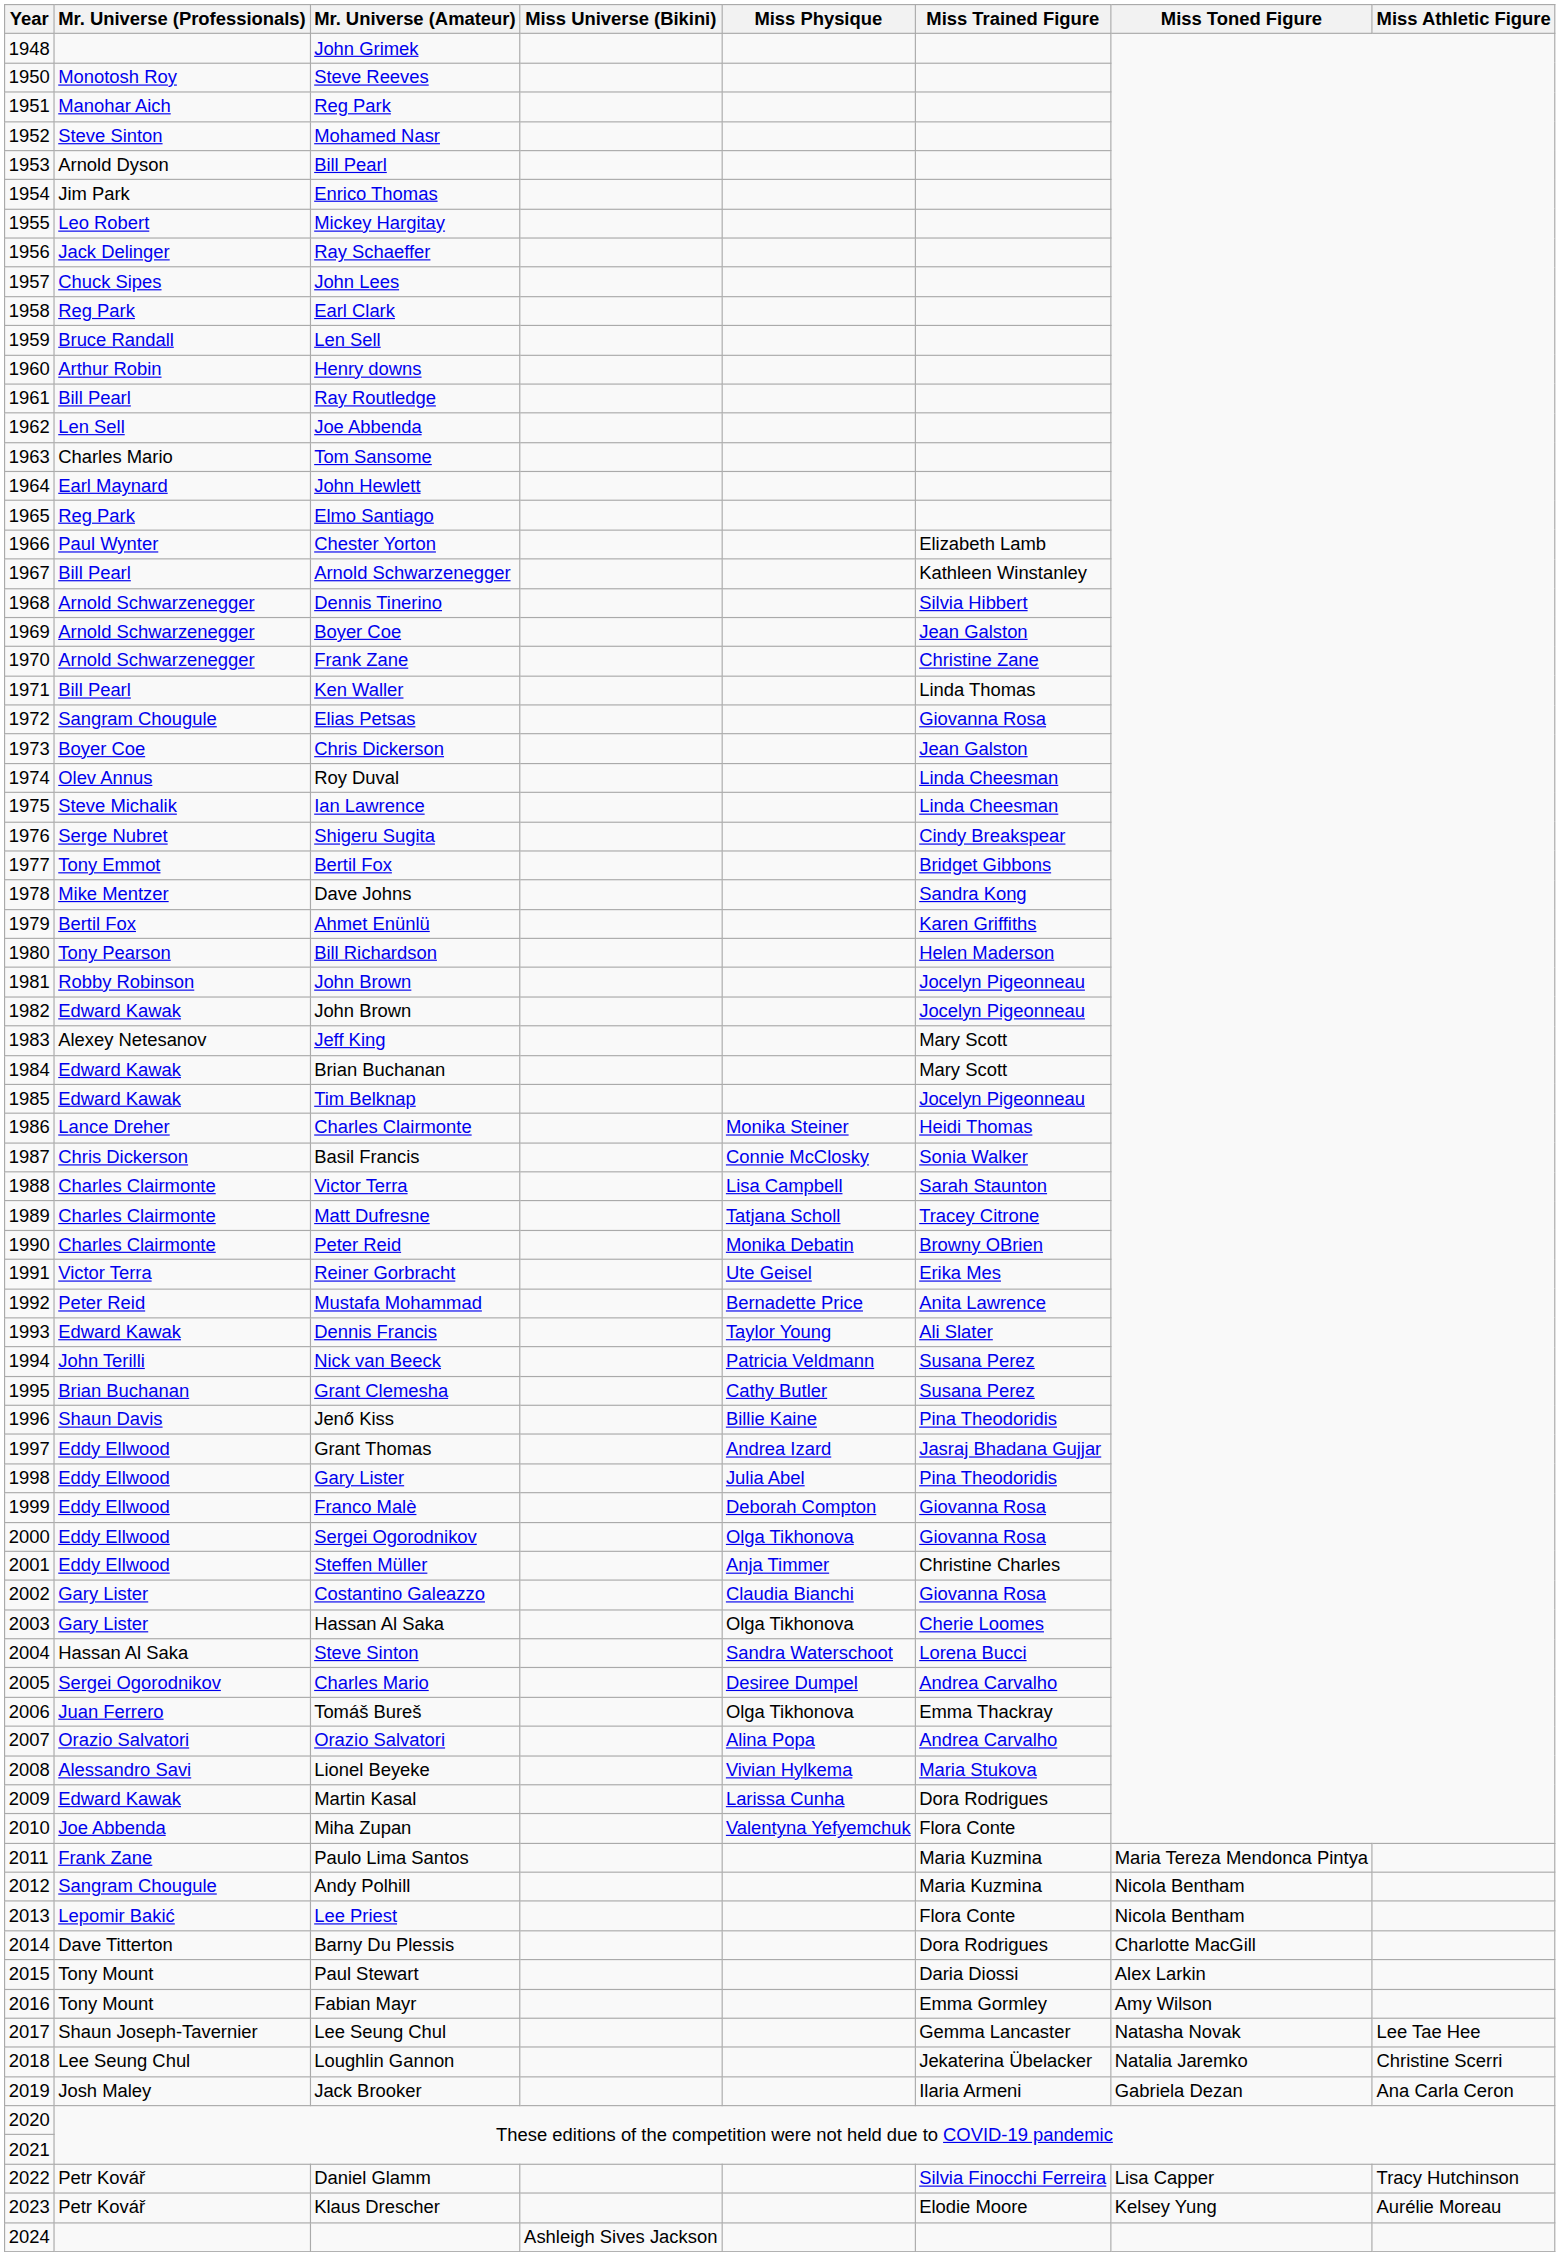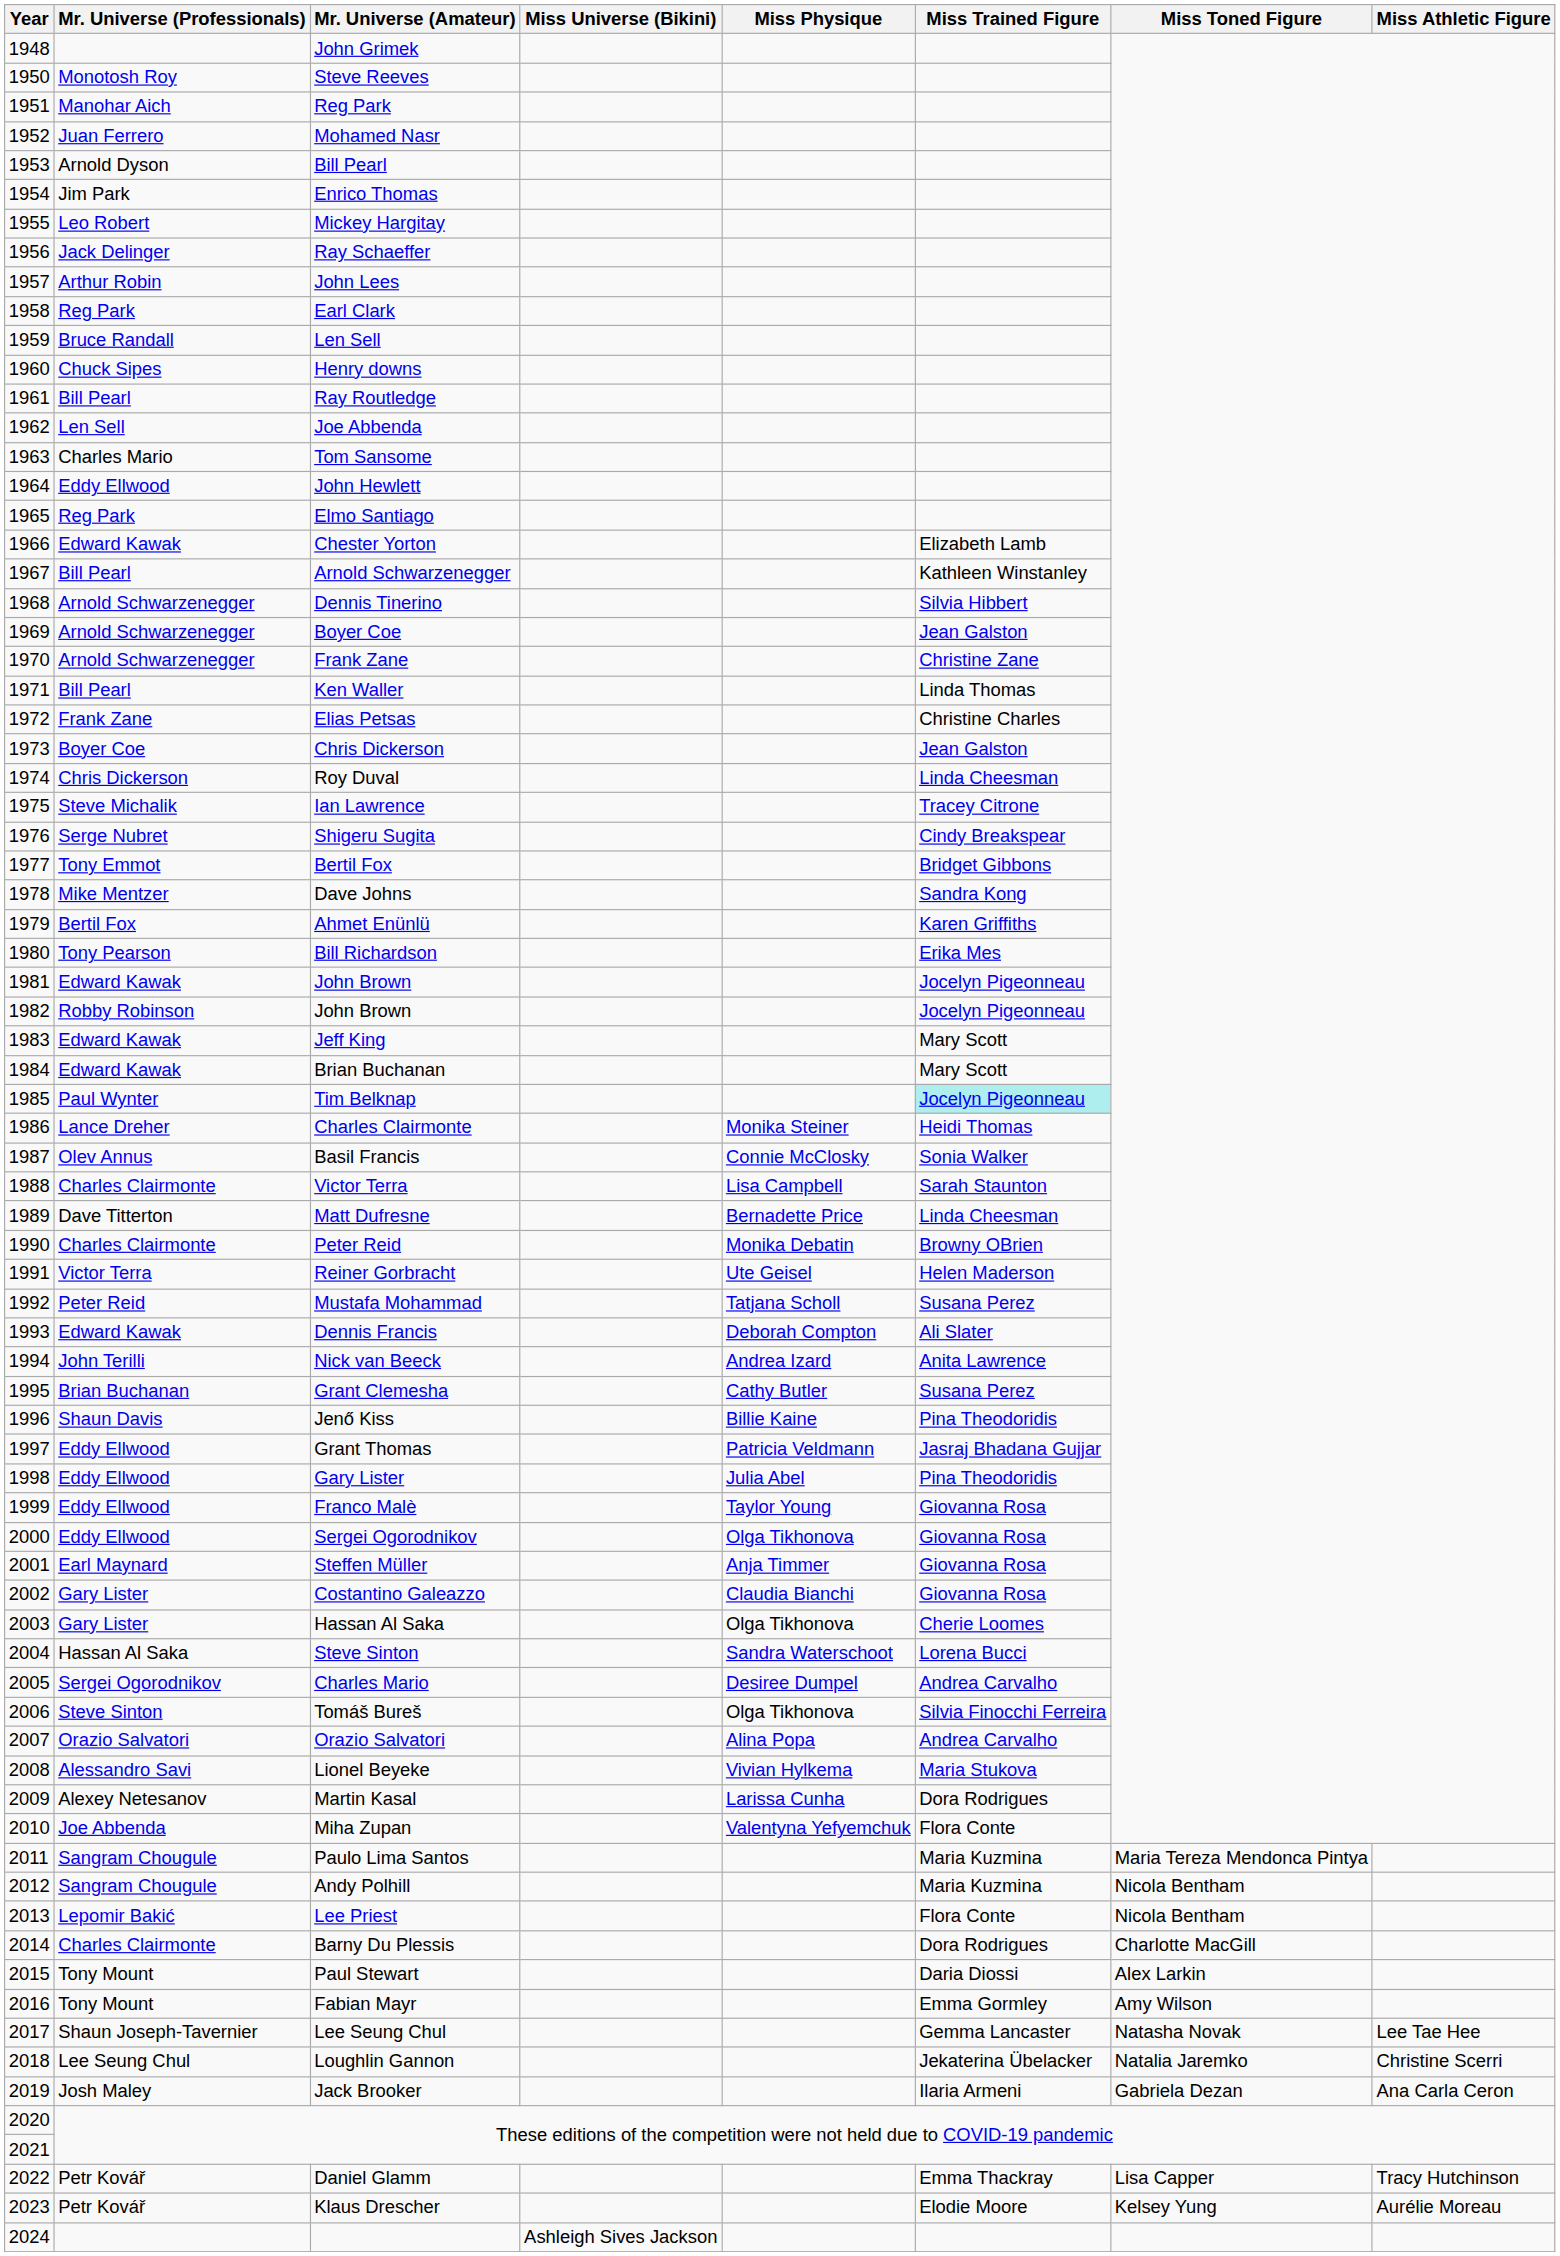(110, 135) Steve Sinton -> (111, 135) Juan Ferrero
(110, 281) Chuck Sipes -> (110, 281) Arthur Robin
(110, 369) Arthur Robin -> (110, 369) Chuck Sipes
(113, 485) Earl Maynard -> (114, 485) Eddy Ellwood
(108, 544) Paul Wynter -> (120, 544) Edward Kawak
(138, 719) Sangram Chougule -> (105, 719) Frank Zane
(983, 719) Giovanna Rosa -> (990, 719) Christine Charles
(105, 777) Olev Annus -> (123, 777) Chris Dickerson
(989, 806) Linda Cheesman -> (979, 806) Tracey Citrone
(987, 952) Helen Maderson -> (960, 952) Erika Mes
(126, 982) Robby Robinson -> (120, 982) Edward Kawak
(120, 1011) Edward Kawak -> (126, 1011) Robby Robinson
(132, 1040) Alexey Netesanov -> (120, 1040) Edward Kawak
(120, 1098) Edward Kawak -> (108, 1098) Paul Wynter
(1002, 1098) no background -> (1002, 1098) paleturquoise background
(123, 1157) Chris Dickerson -> (105, 1157) Olev Annus
(137, 1215) Charles Clairmonte -> (116, 1215) Dave Titterton
(783, 1215) Tatjana Scholl -> (794, 1215) Bernadette Price
(979, 1215) Tracey Citrone -> (989, 1215) Linda Cheesman
(960, 1273) Erika Mes -> (987, 1273) Helen Maderson
(794, 1303) Bernadette Price -> (783, 1303) Tatjana Scholl
(983, 1303) Anita Lawrence -> (977, 1303) Susana Perez
(779, 1332) Taylor Young -> (801, 1332) Deborah Compton
(800, 1361) Patricia Veldmann -> (779, 1361) Andrea Izard
(977, 1361) Susana Perez -> (983, 1361) Anita Lawrence
(779, 1448) Andrea Izard -> (800, 1448) Patricia Veldmann
(801, 1507) Deborah Compton -> (779, 1507) Taylor Young
(114, 1565) Eddy Ellwood -> (113, 1565) Earl Maynard
(990, 1565) Christine Charles -> (983, 1565) Giovanna Rosa
(111, 1711) Juan Ferrero -> (110, 1711) Steve Sinton
(986, 1711) Emma Thackray -> (1013, 1711) Silvia Finocchi Ferreira
(120, 1799) Edward Kawak -> (132, 1799) Alexey Netesanov
(105, 1857) Frank Zane -> (138, 1857) Sangram Chougule
(116, 1945) Dave Titterton -> (137, 1945) Charles Clairmonte
(1013, 2178) Silvia Finocchi Ferreira -> (986, 2178) Emma Thackray
